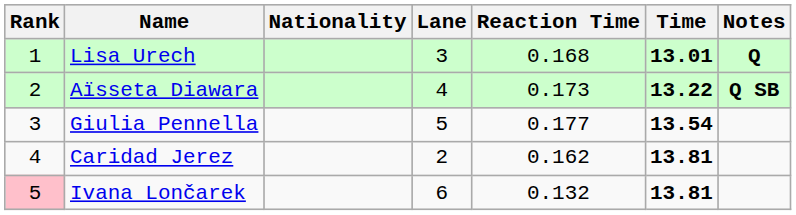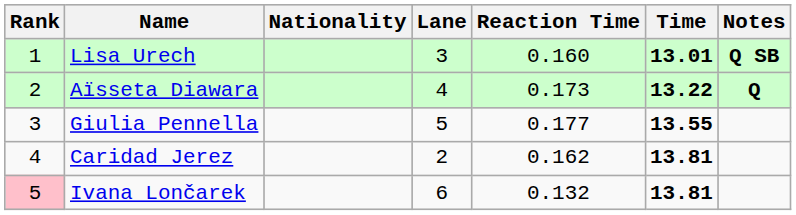(558, 56) 0.168 -> (558, 56) 0.160
(754, 56) Q -> (754, 56) Q SB
(754, 90) Q SB -> (754, 90) Q
(681, 124) 13.54 -> (681, 124) 13.55
